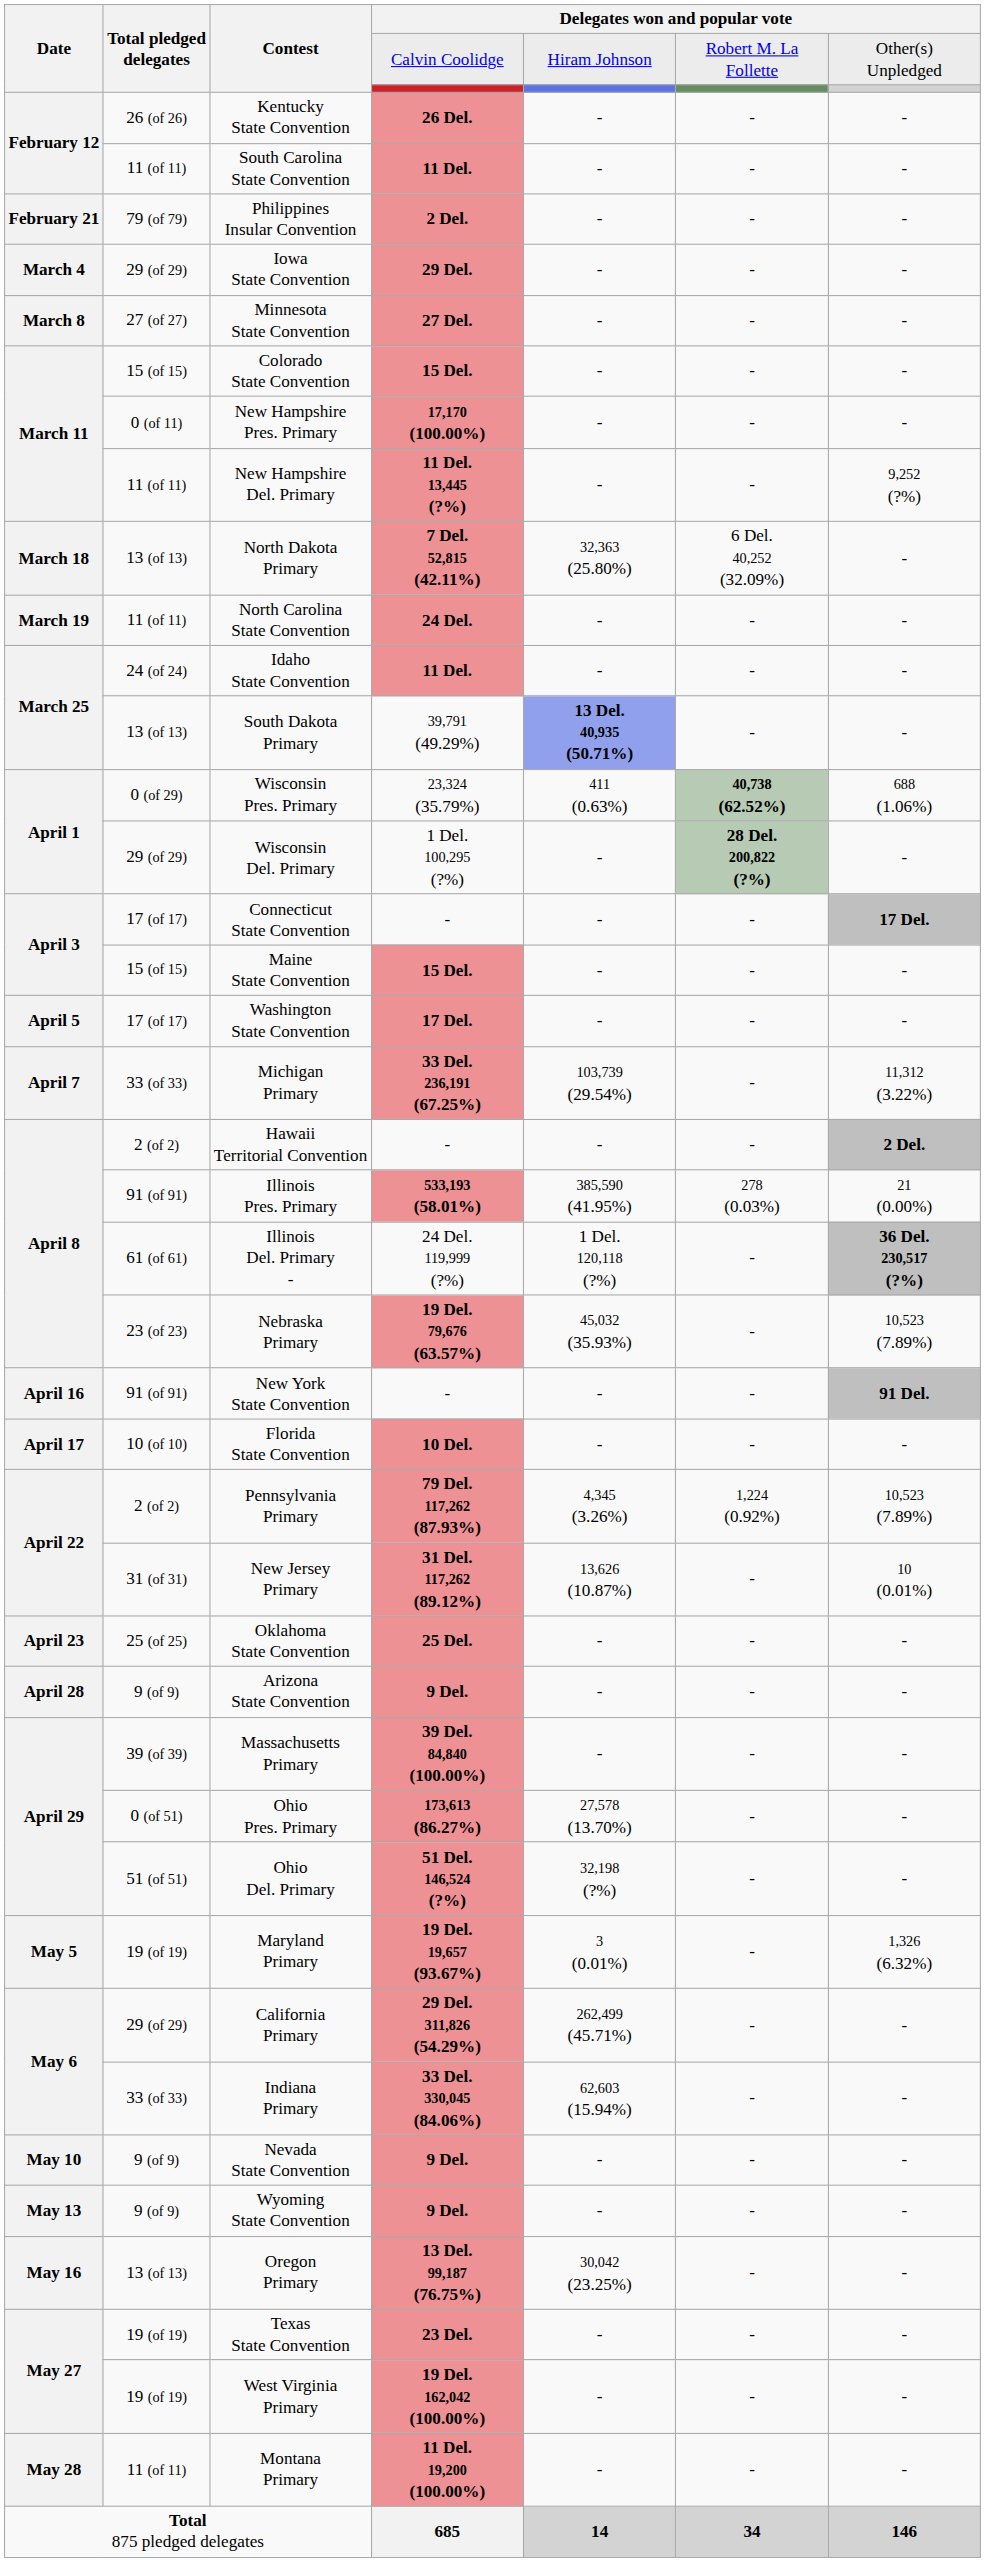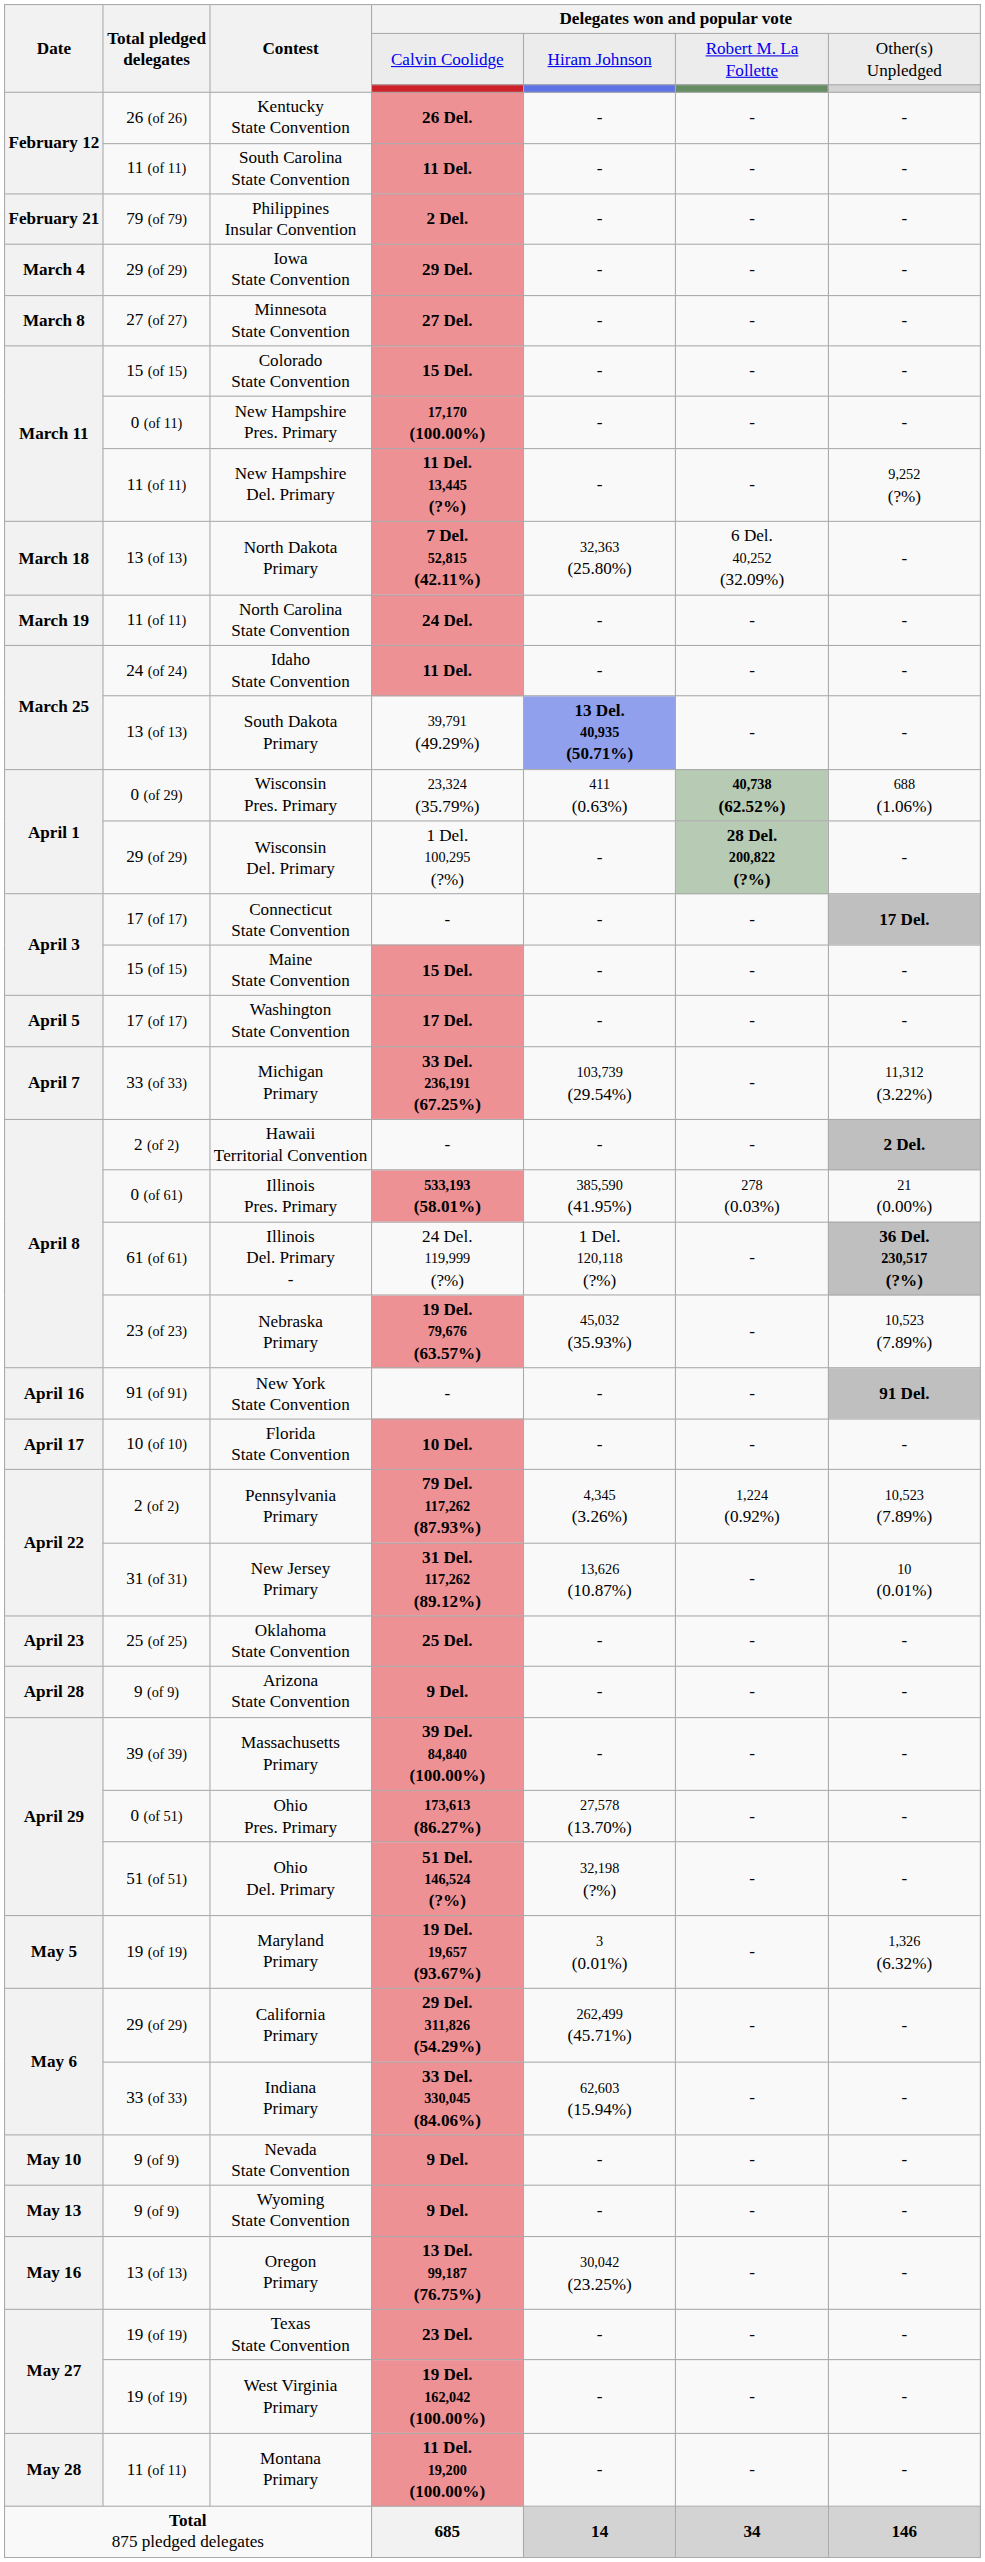(157, 1195) 91 (of 91) -> (157, 1195) 0 (of 61)
